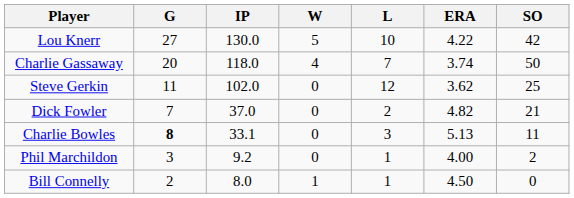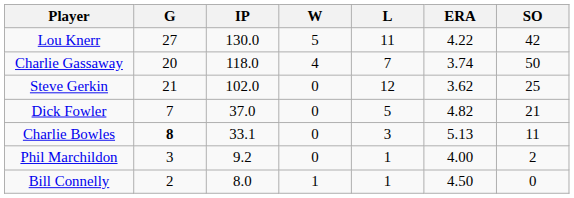(387, 39) 10 -> (387, 39) 11
(170, 87) 11 -> (170, 87) 21
(387, 110) 2 -> (387, 110) 5
